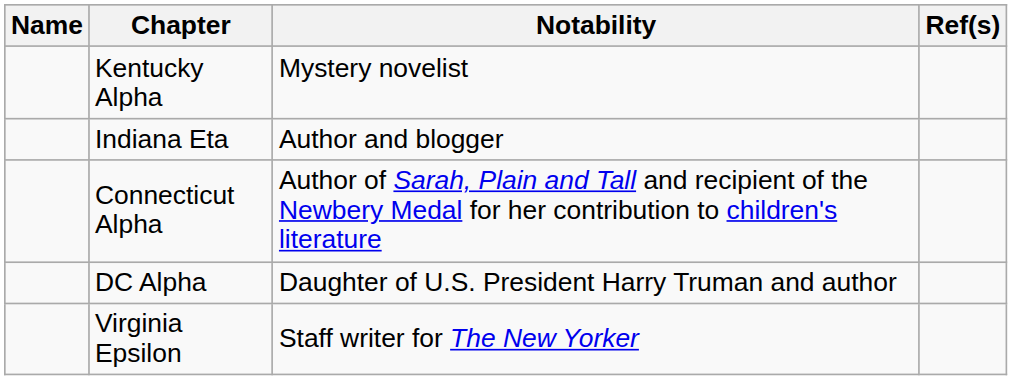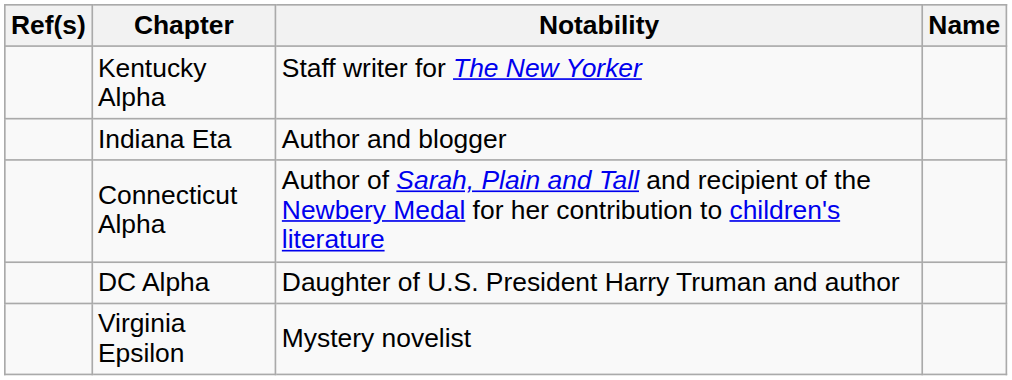columns swapped: (47, 25) <-> (963, 25)
(374, 67) Mystery novelist -> (462, 67) Staff writer for The New Yorker
(459, 338) Staff writer for The New Yorker -> (377, 338) Mystery novelist
